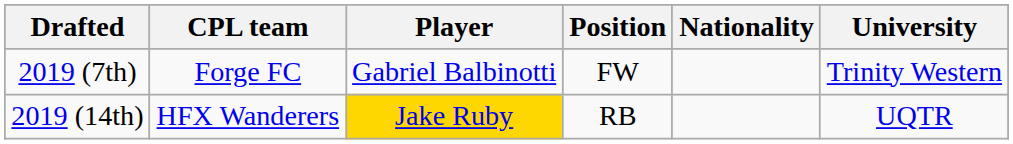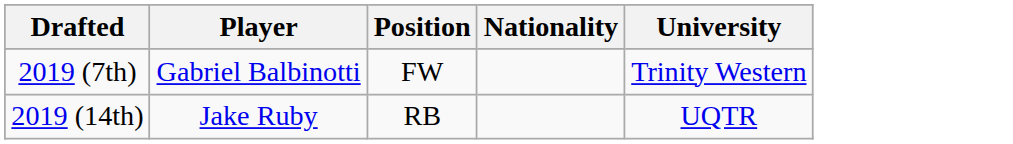- column: (248, 26)
(454, 116) gold background -> (259, 116) no background
